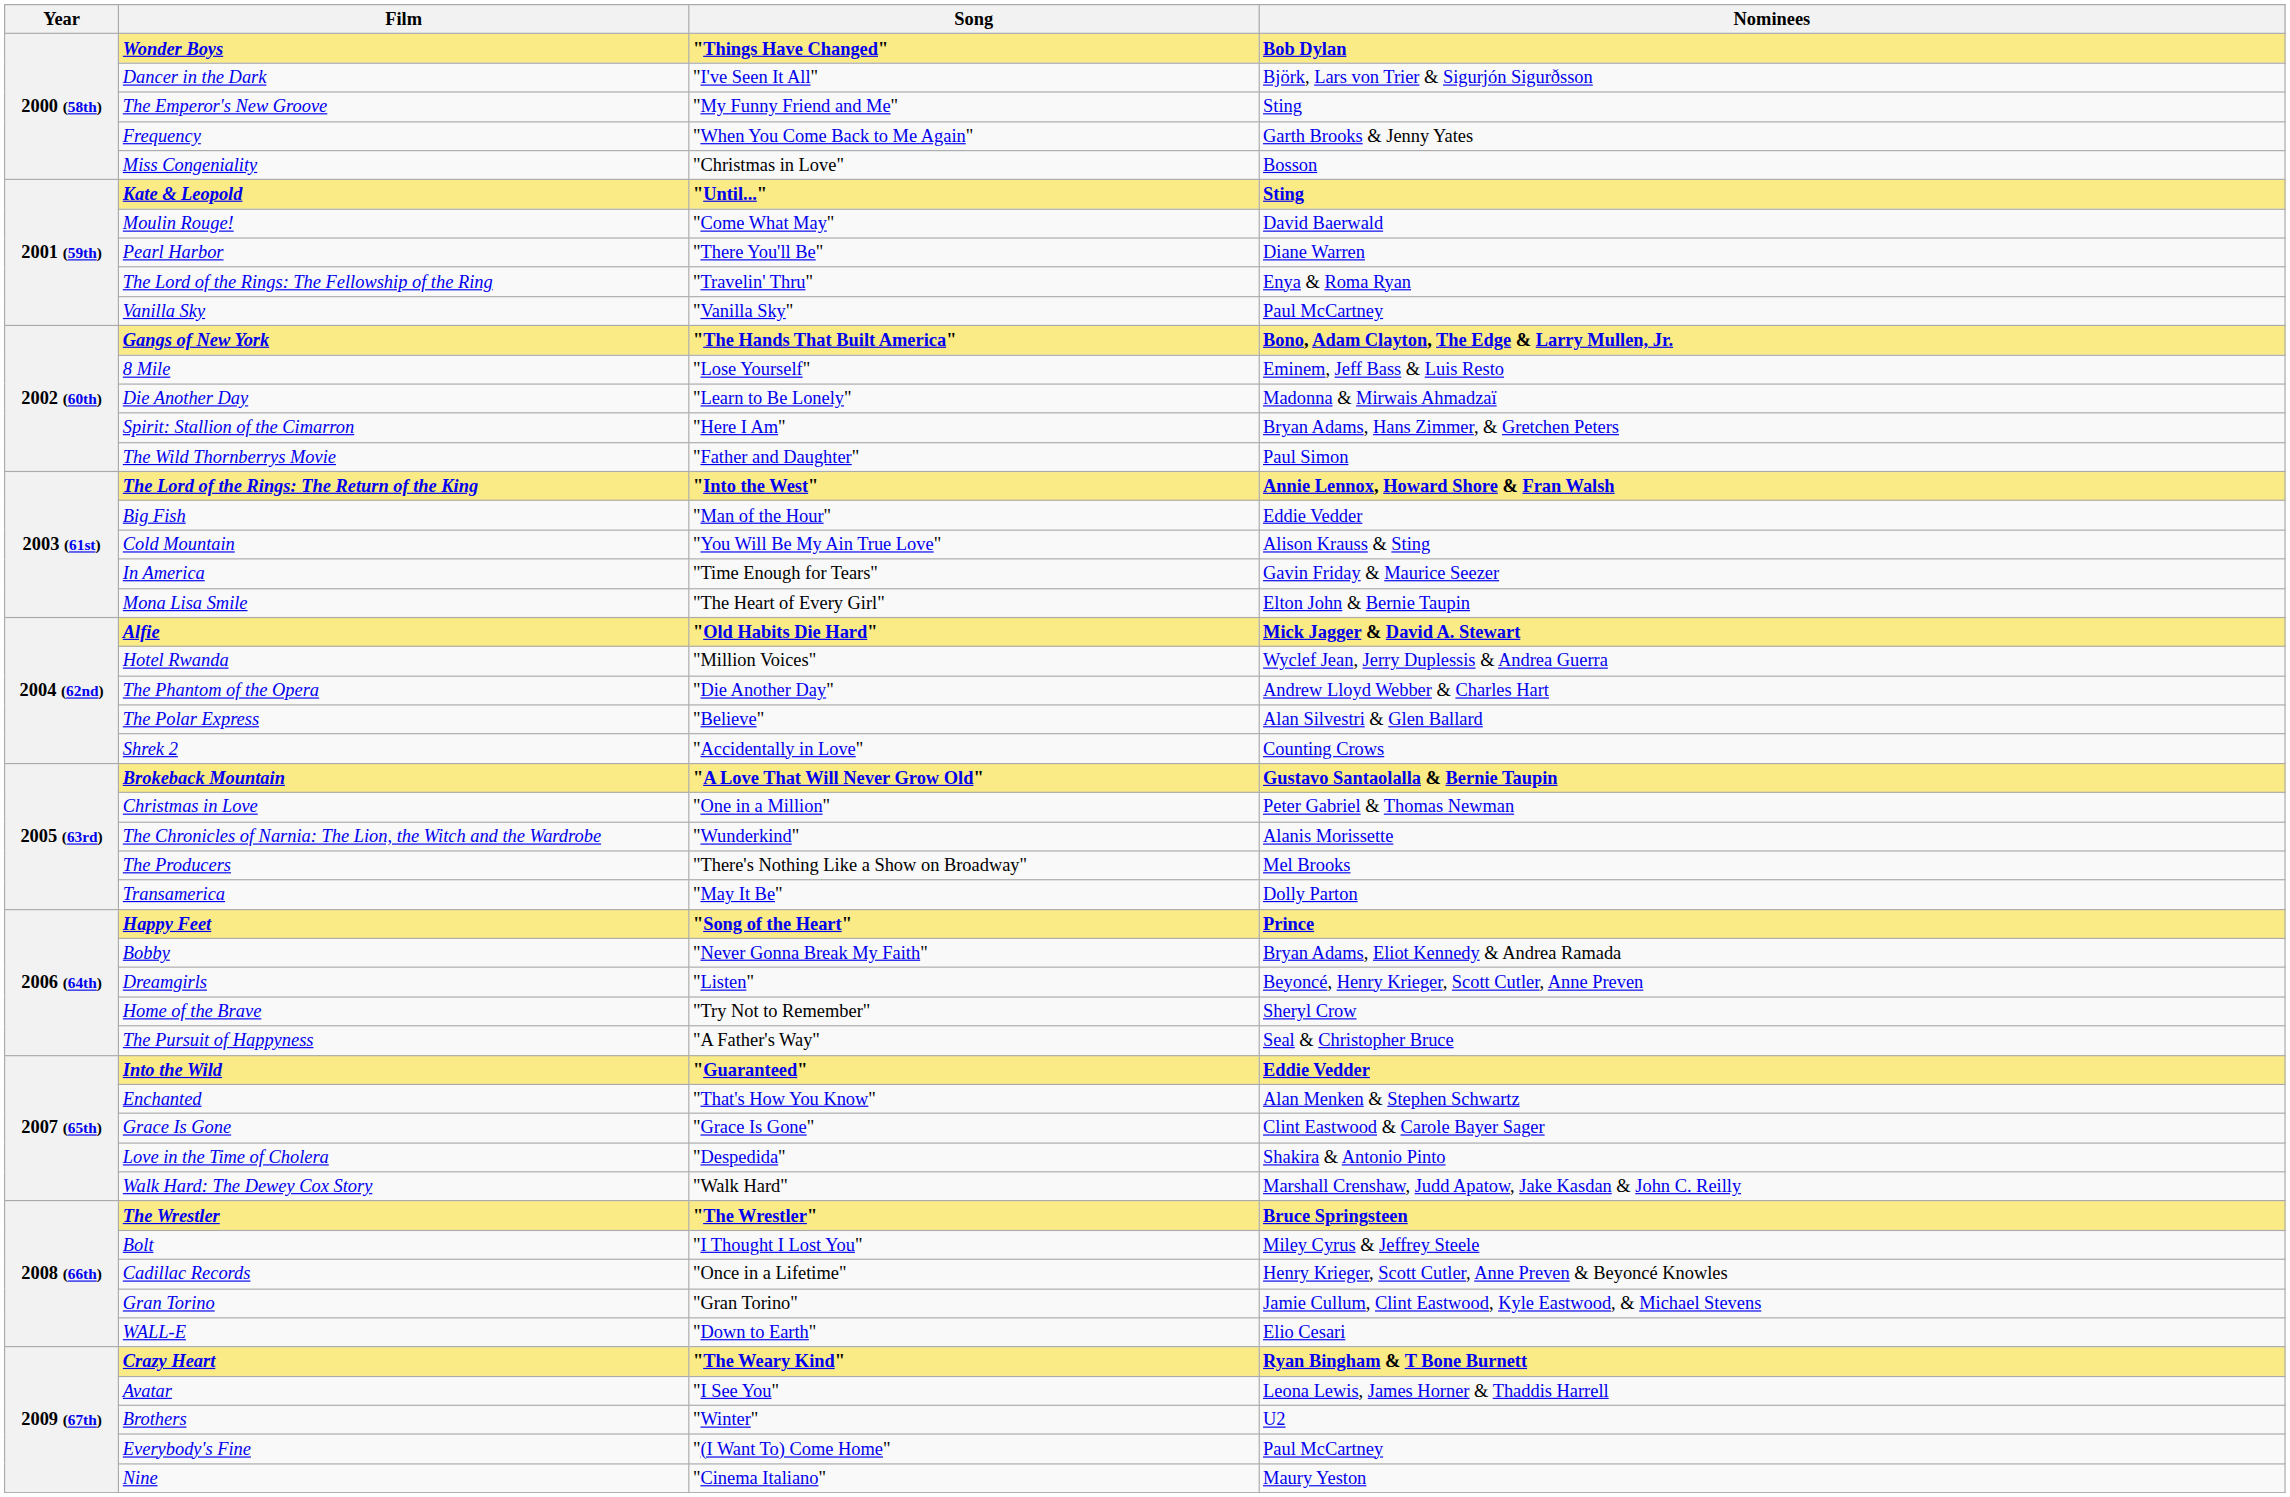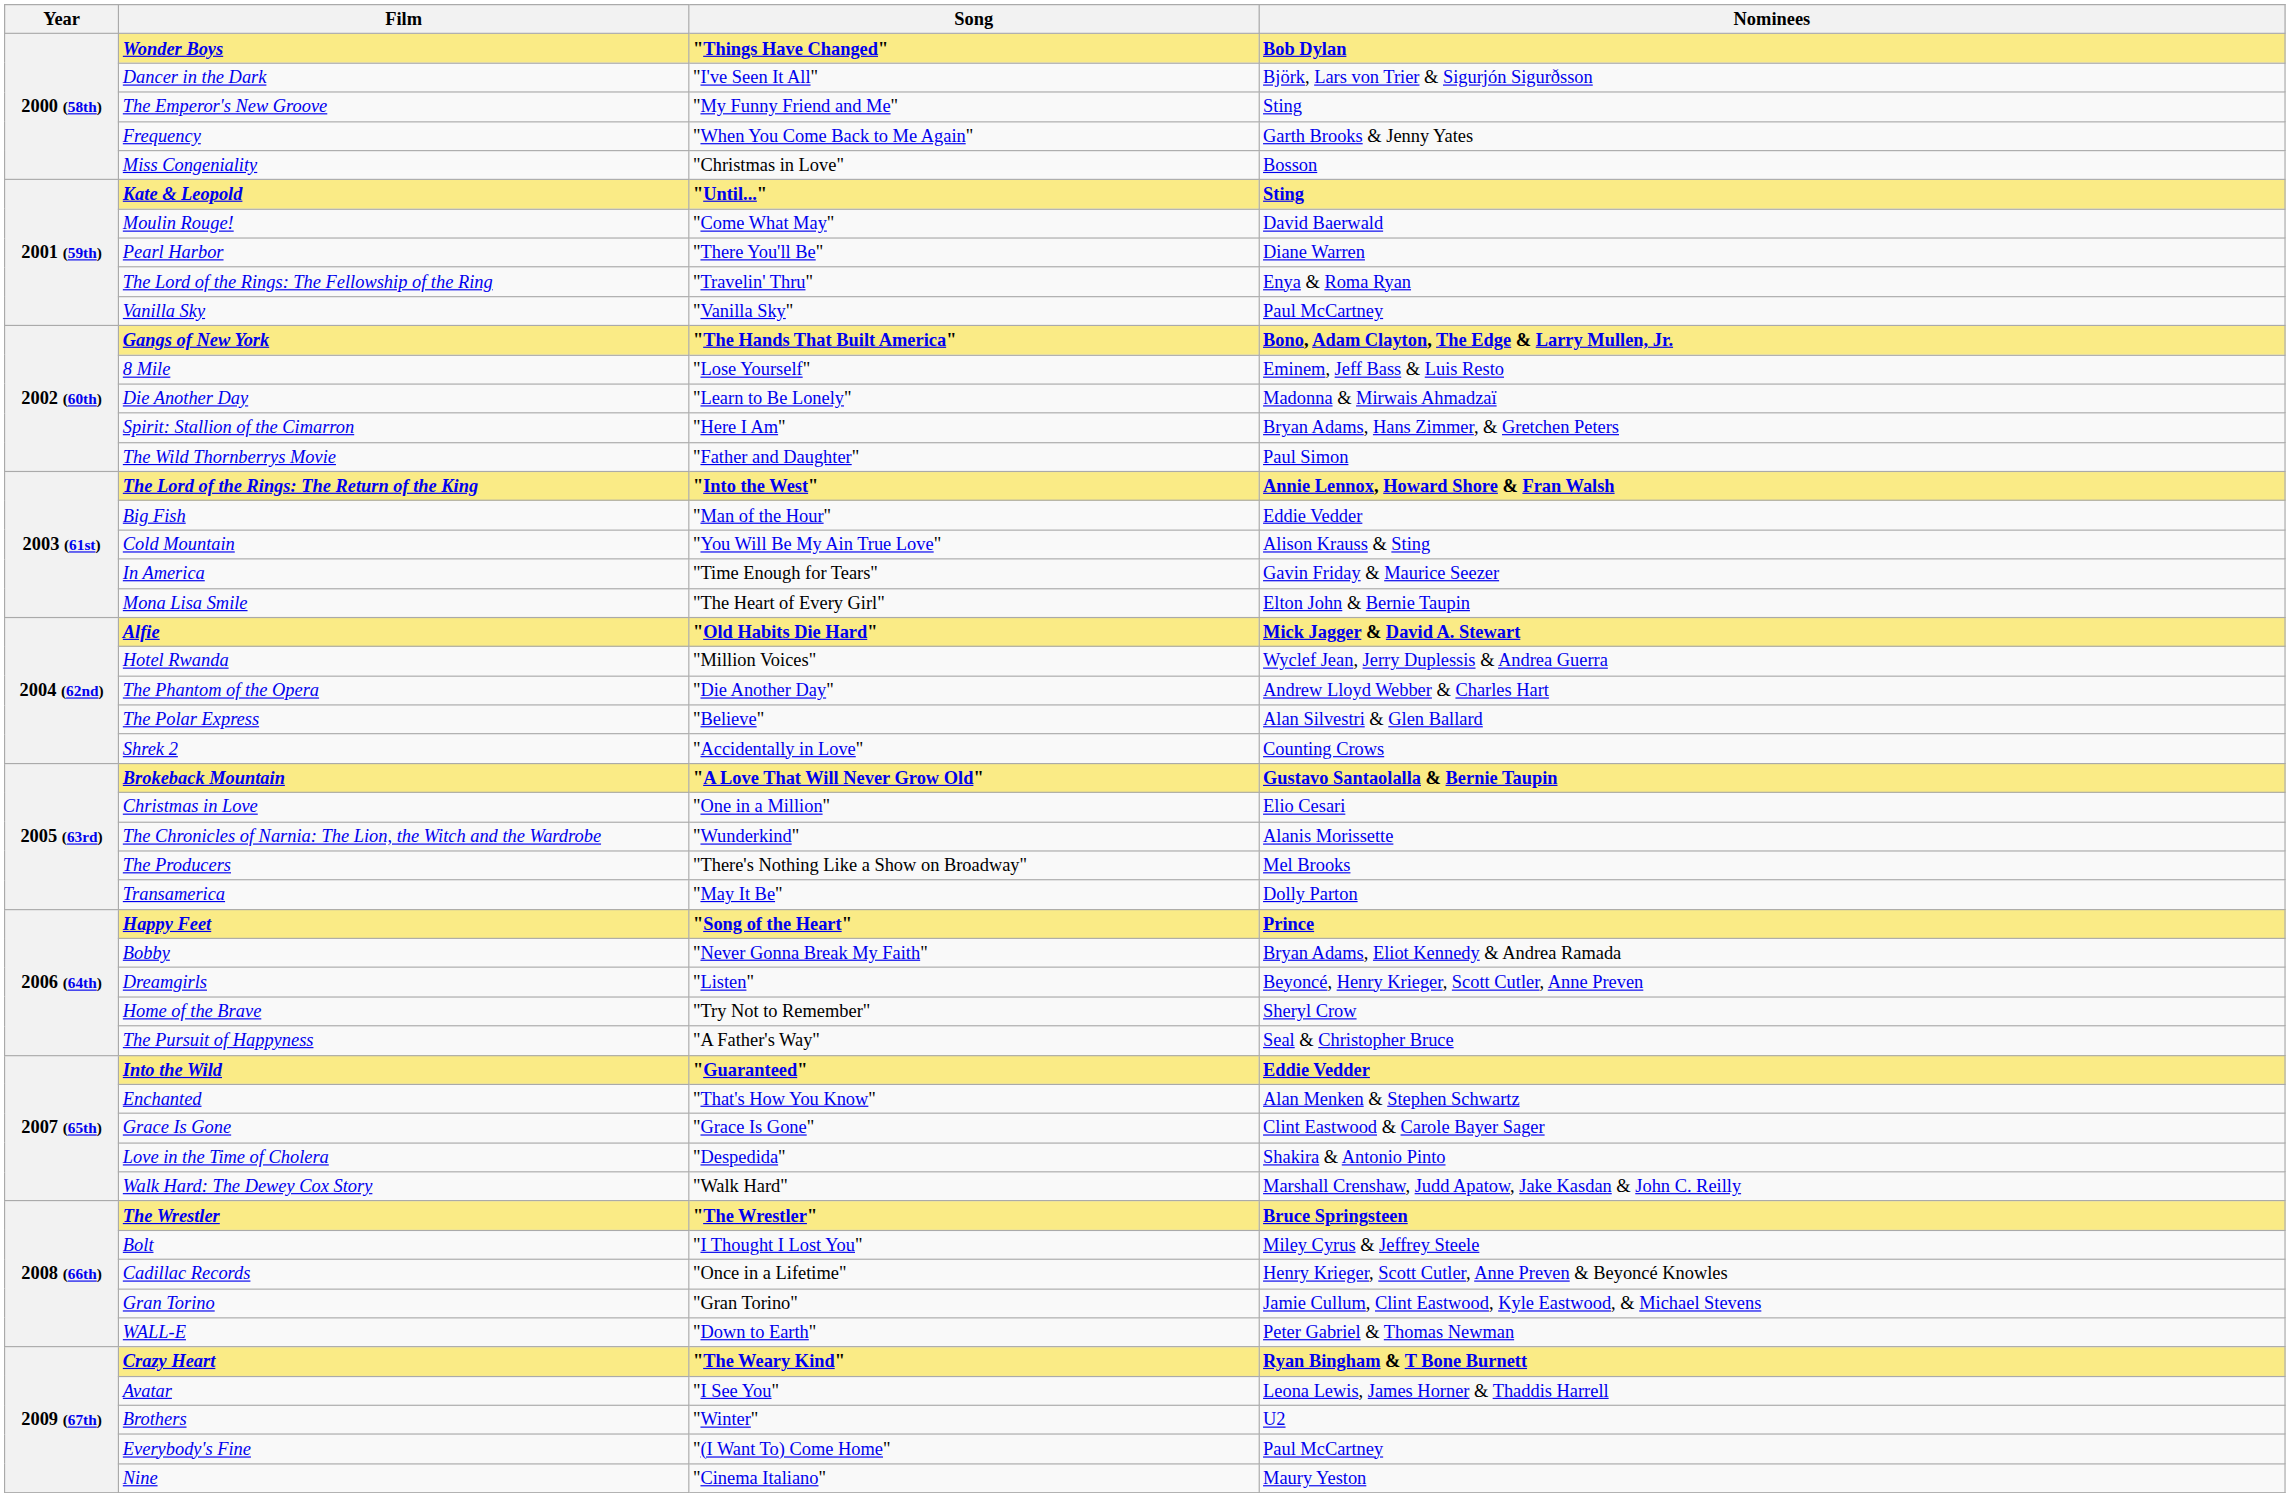(1389, 806) Peter Gabriel & Thomas Newman -> (1304, 806) Elio Cesari
(1304, 1332) Elio Cesari -> (1389, 1332) Peter Gabriel & Thomas Newman
